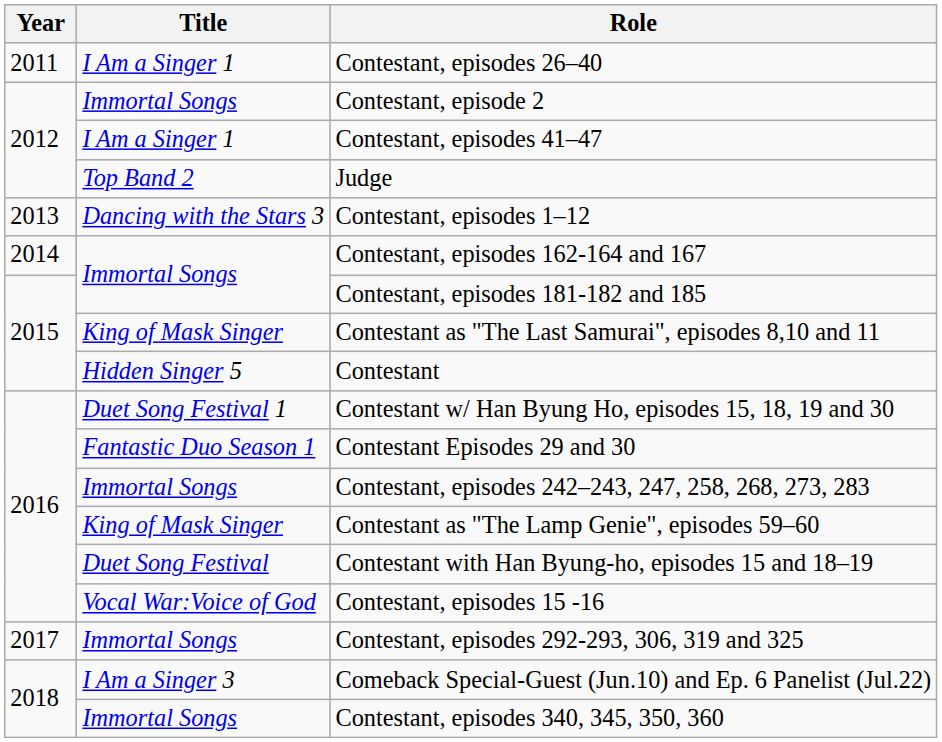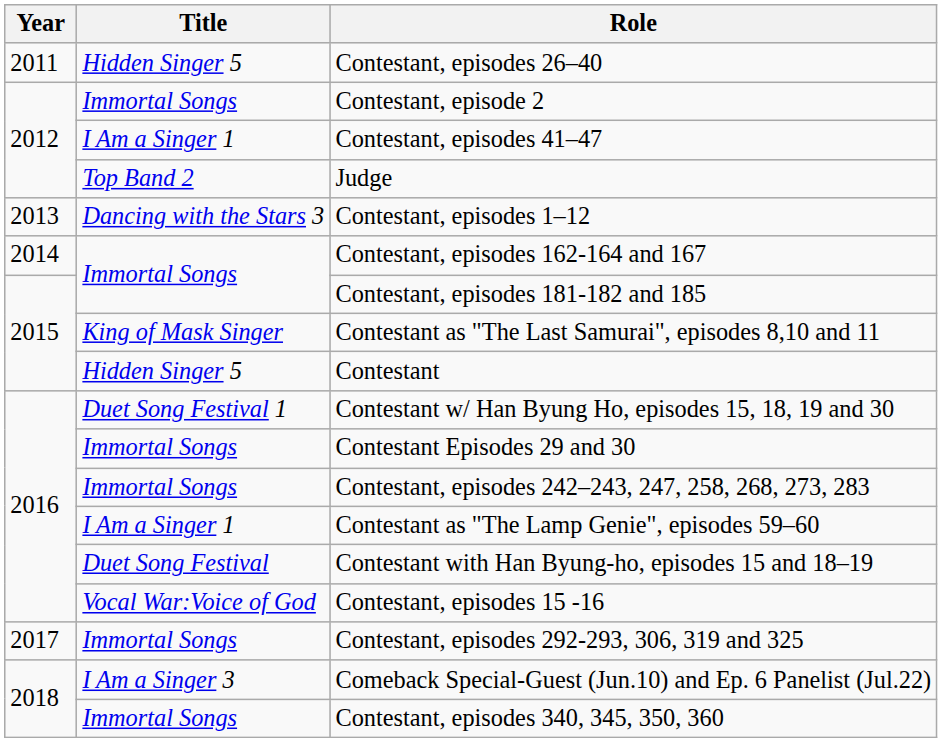(158, 62) I Am a Singer 1 -> (162, 62) Hidden Singer 5
(199, 448) Fantastic Duo Season 1 -> (160, 448) Immortal Songs
(183, 525) King of Mask Singer -> (158, 525) I Am a Singer 1
